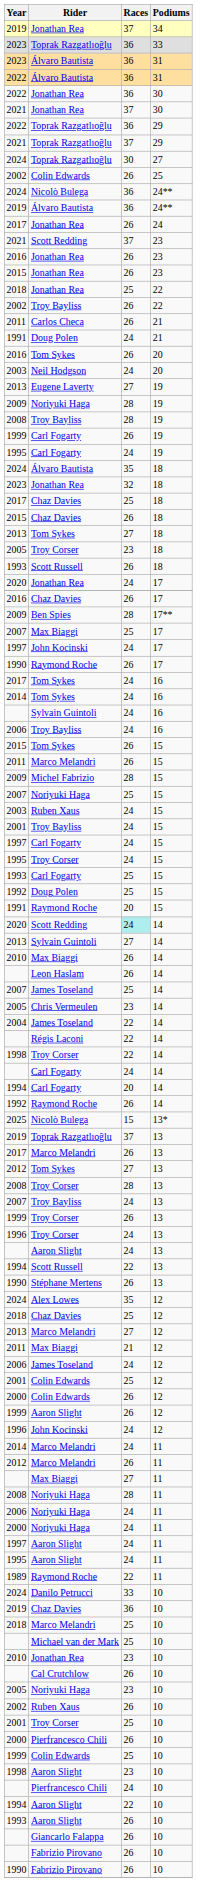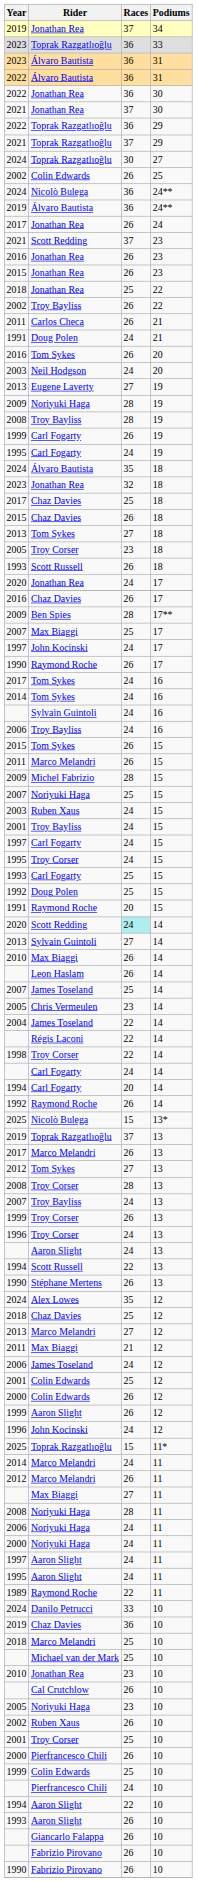+ row: (16, 1446)
- row: (16, 1772)
